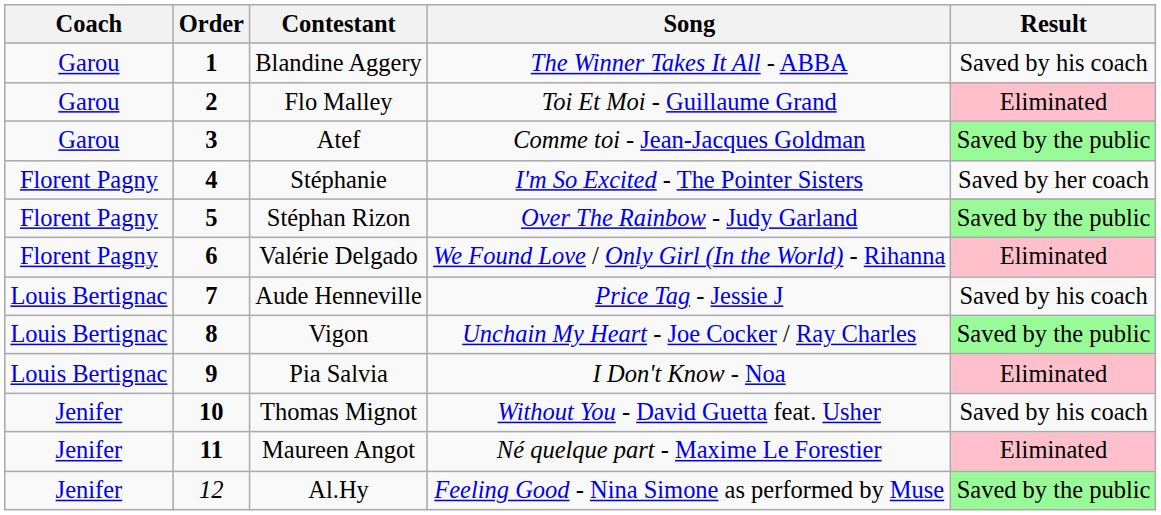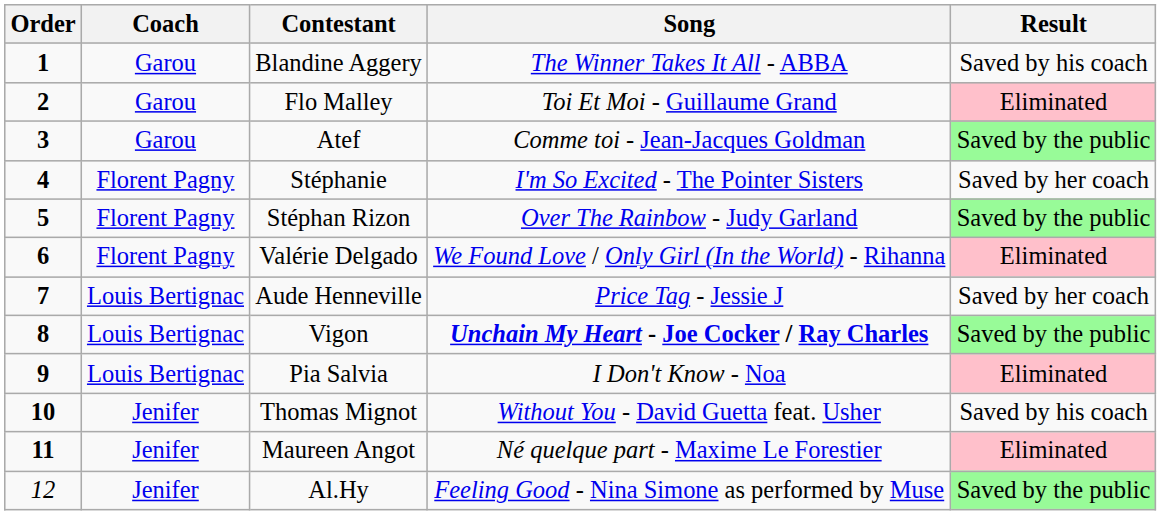columns swapped: (211, 23) <-> (89, 23)
(1054, 295) Saved by his coach -> (1054, 295) Saved by her coach
(689, 334) normal -> (689, 334) bold
